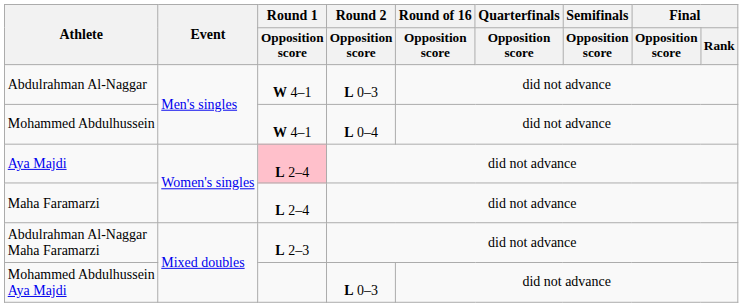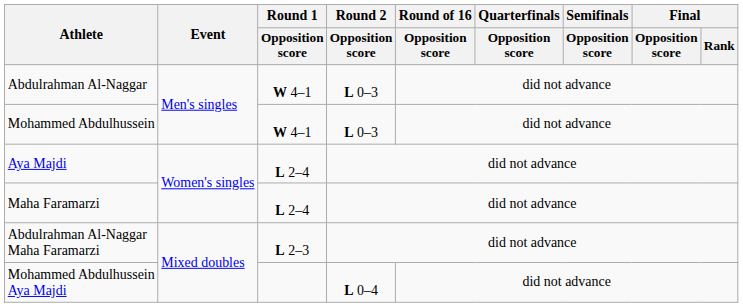(361, 132) L 0–4 -> (361, 132) L 0–3
(292, 172) pink background -> (292, 172) no background
(361, 290) L 0–3 -> (361, 290) L 0–4
